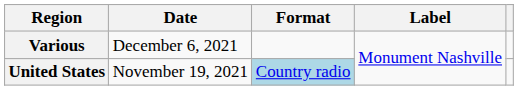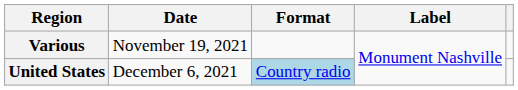(175, 44) December 6, 2021 -> (180, 44) November 19, 2021
(180, 71) November 19, 2021 -> (175, 71) December 6, 2021
